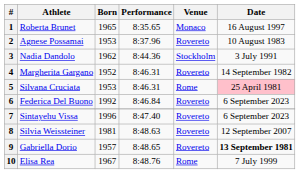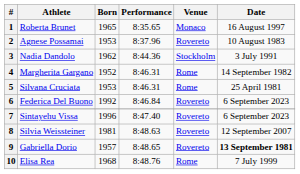(193, 72) Rovereto -> (187, 72) Rome
(256, 87) pink background -> (256, 87) no background
(107, 161) 1967 -> (107, 161) 1968
